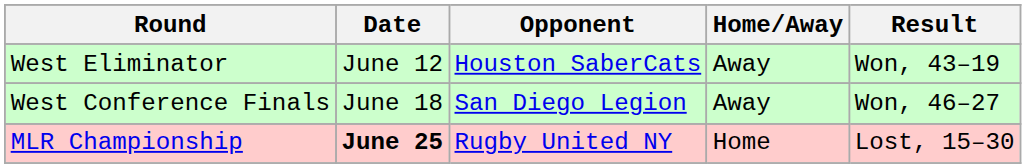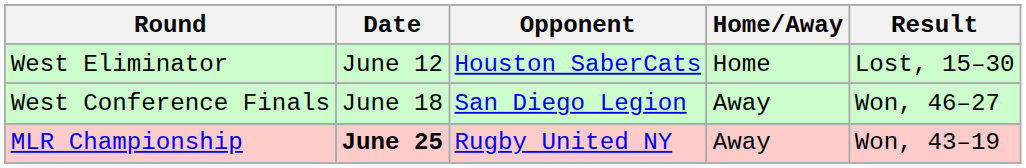(742, 64) Away -> (742, 64) Home
(927, 64) Won, 43–19 -> (935, 64) Lost, 15–30
(742, 143) Home -> (742, 143) Away
(935, 143) Lost, 15–30 -> (927, 143) Won, 43–19
